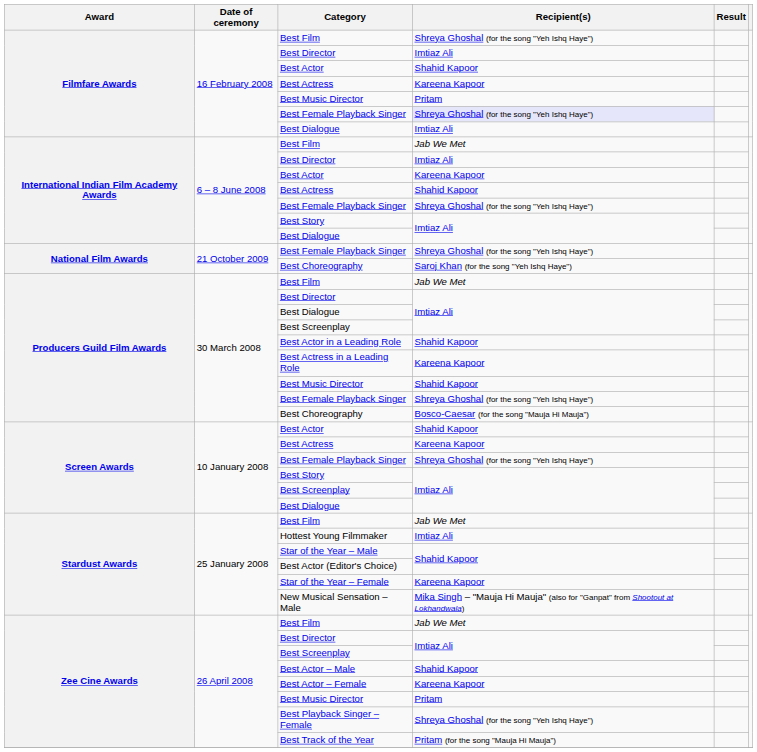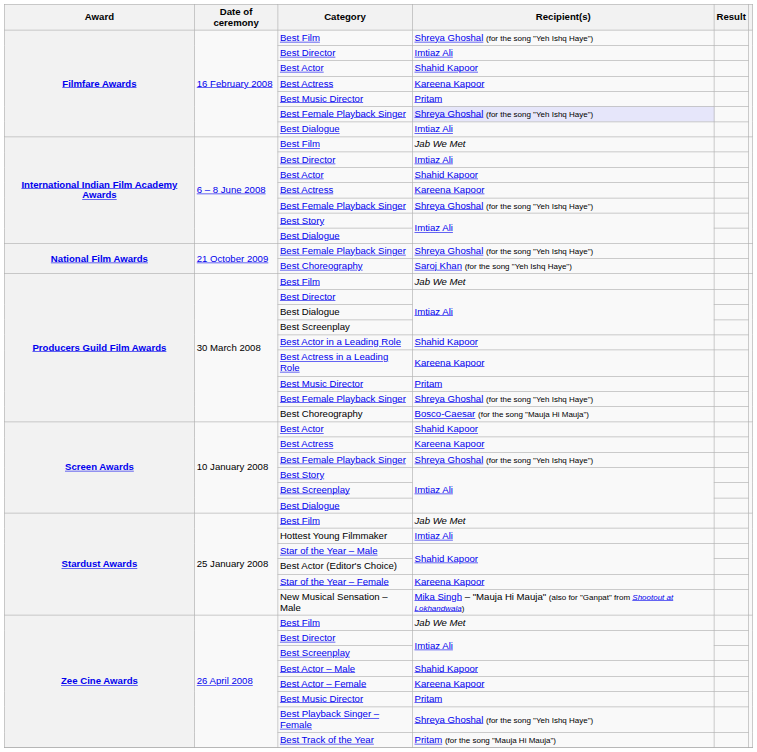(449, 175) Kareena Kapoor -> (446, 175) Shahid Kapoor
(446, 190) Shahid Kapoor -> (449, 190) Kareena Kapoor
(446, 383) Shahid Kapoor -> (428, 383) Pritam
